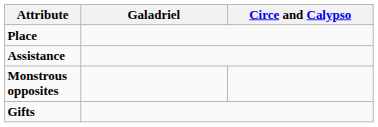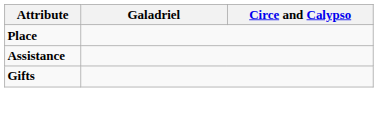- row: (37, 83)
